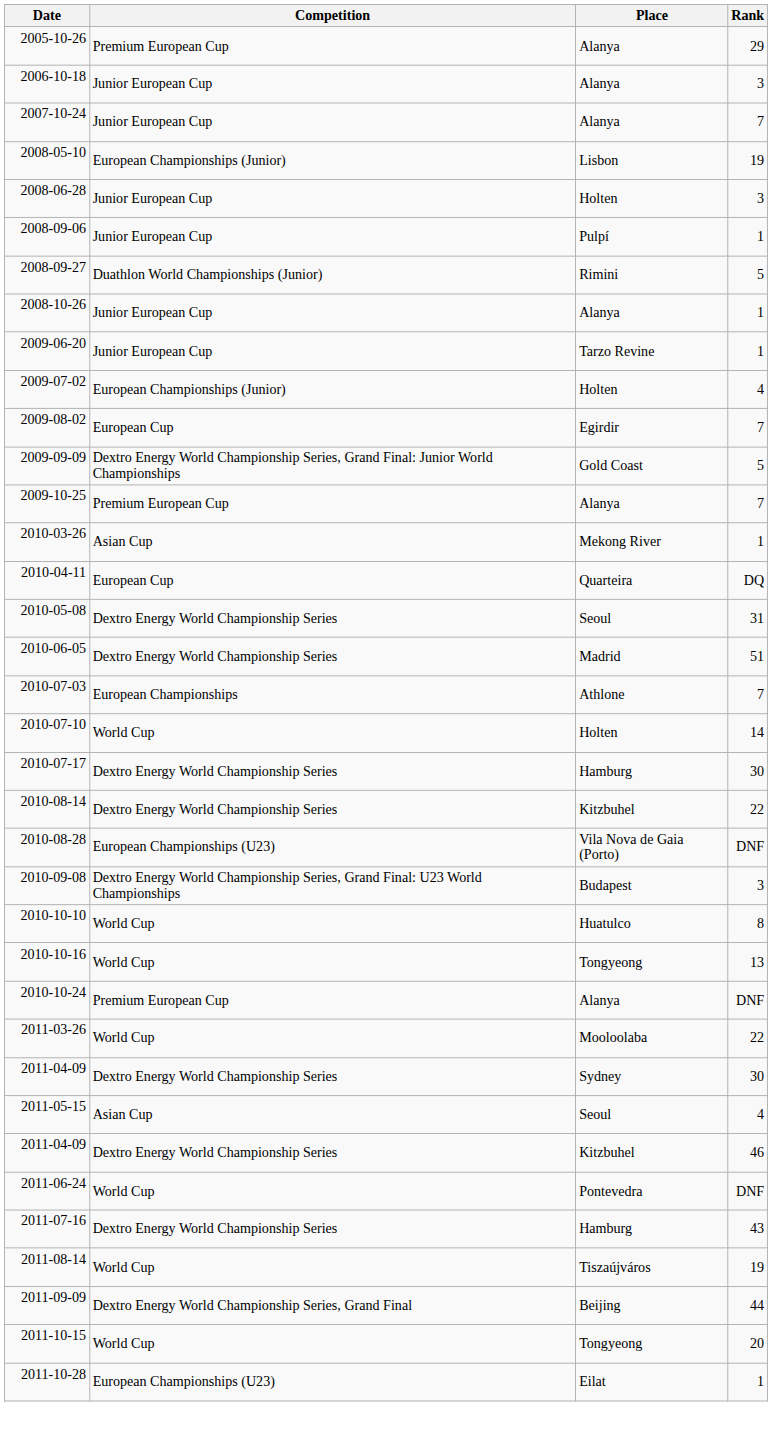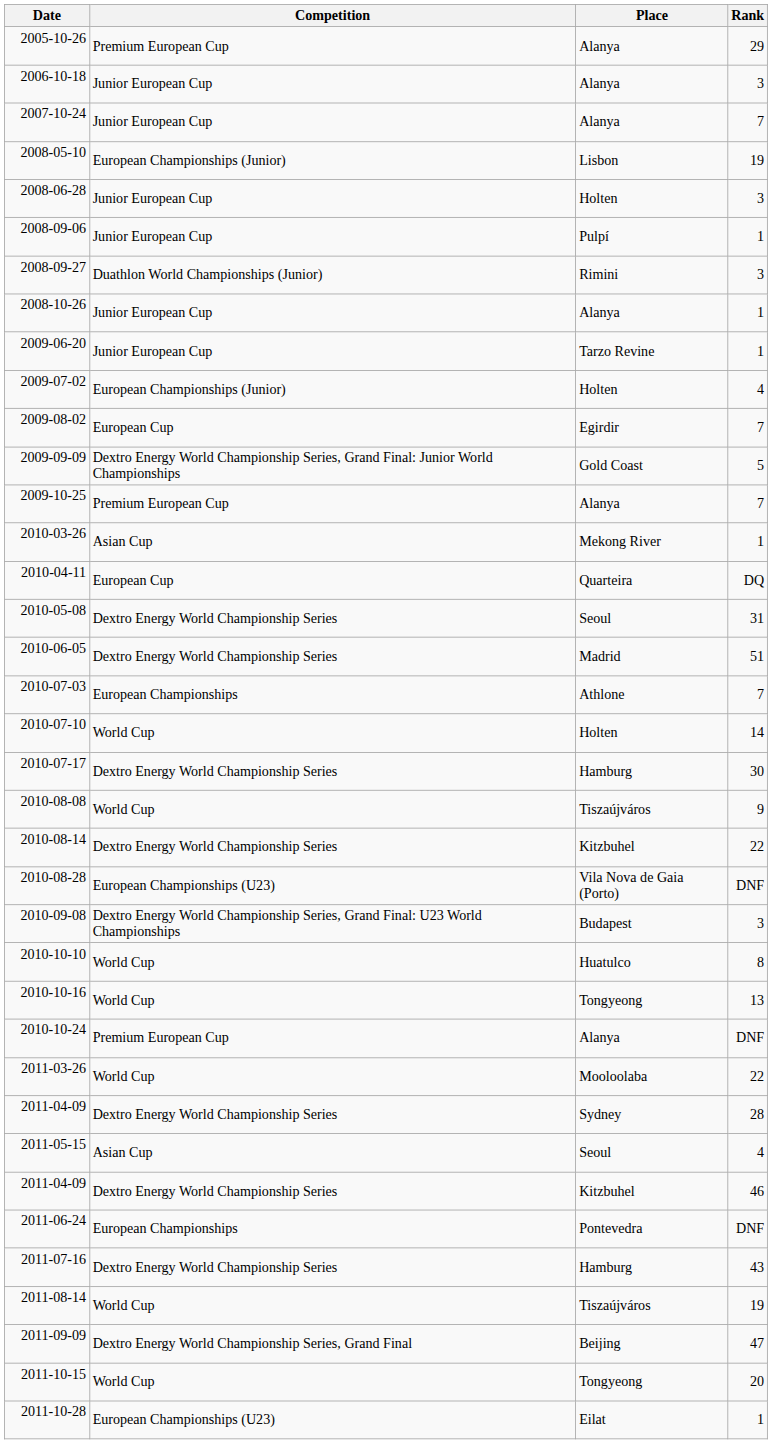(761, 274) 5 -> (761, 274) 3
+ row: (50, 809)
(757, 1076) 30 -> (757, 1114) 28
(124, 1191) World Cup -> (165, 1229) European Championships
(757, 1305) 44 -> (757, 1343) 47
